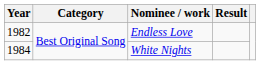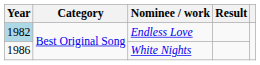(19, 32) no background -> (19, 32) lightblue background
(19, 50) 1984 -> (19, 50) 1986
